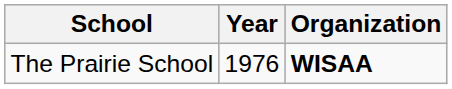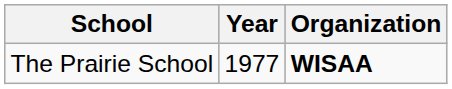(252, 63) 1976 -> (252, 63) 1977
